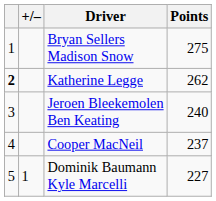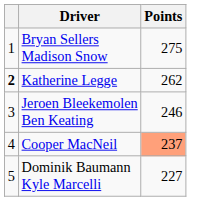- column: (31, 16)
(198, 112) 240 -> (172, 112) 246
(198, 144) no background -> (172, 144) lightsalmon background
